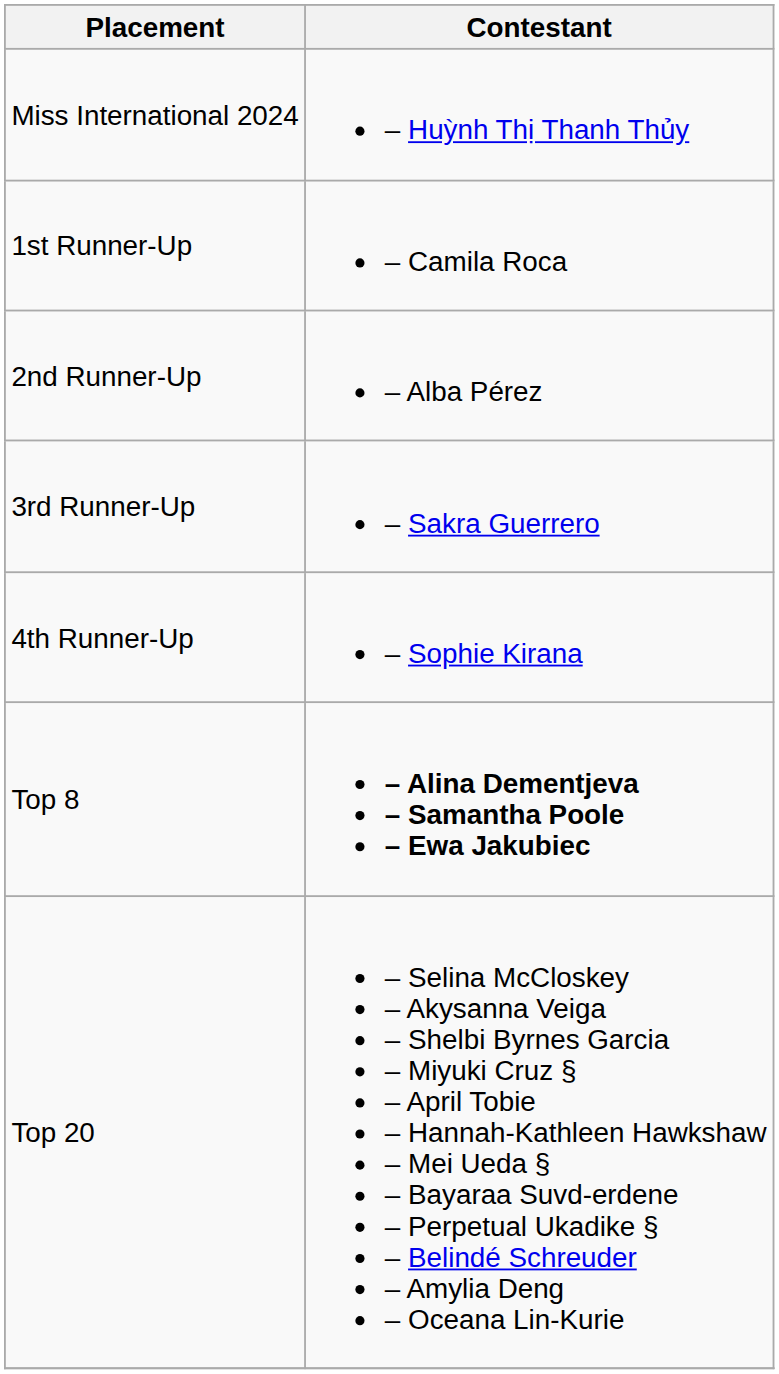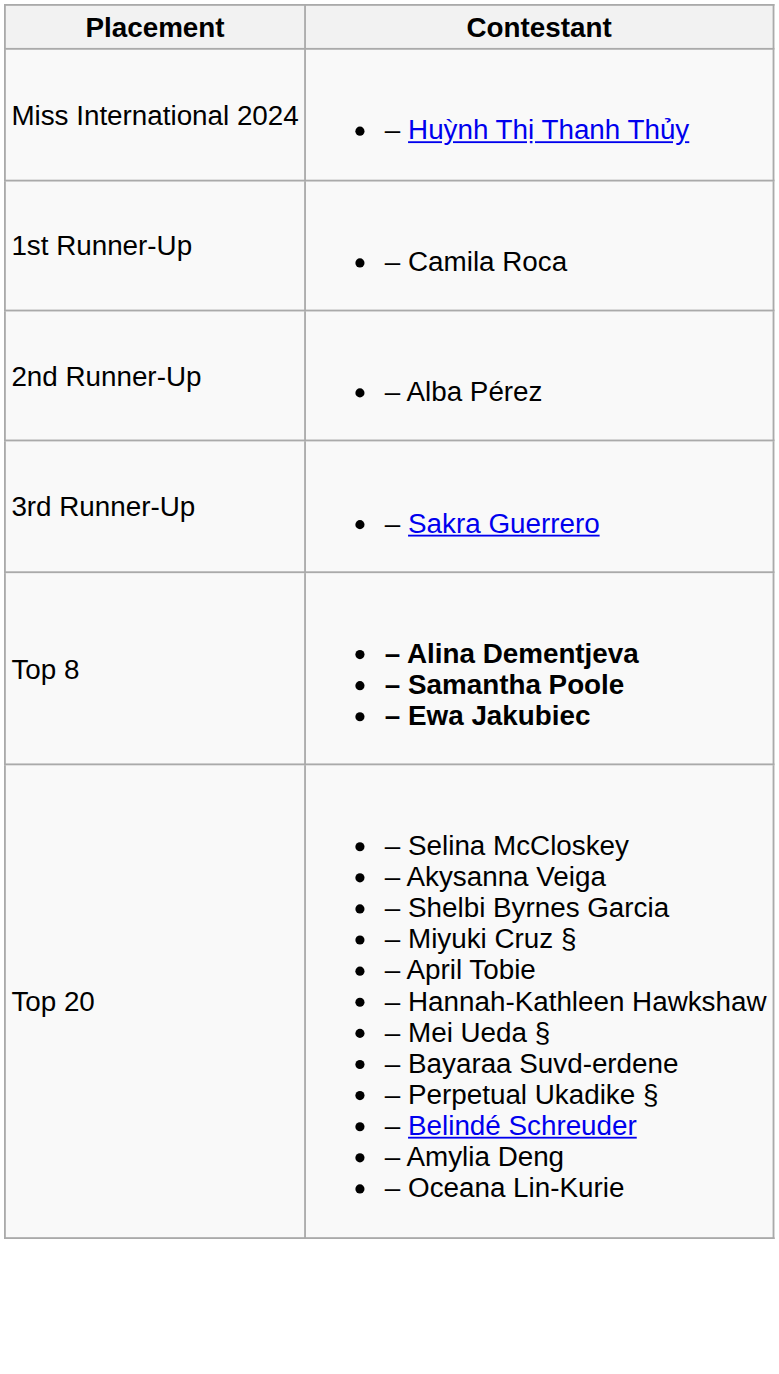- row: (103, 637)
